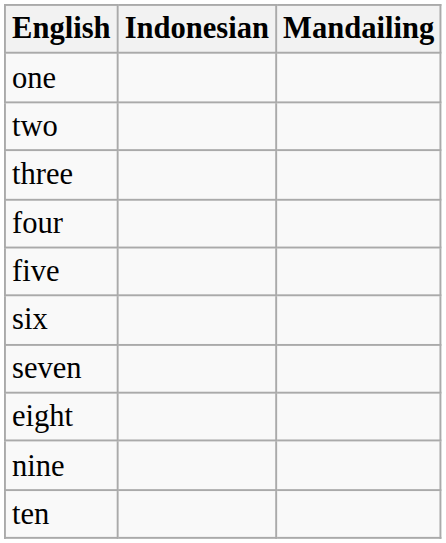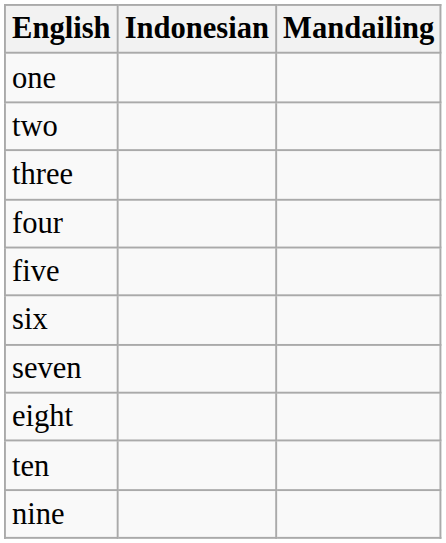rows swapped: (38, 464) <-> (31, 513)
